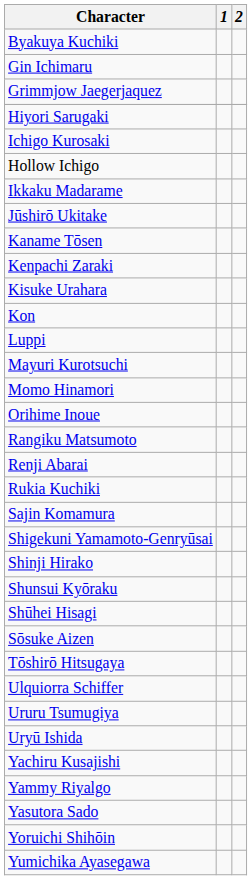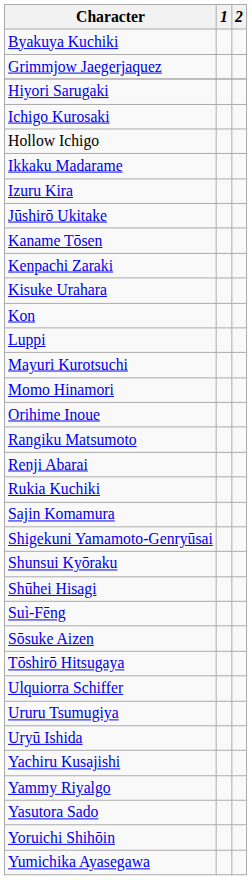- row: (50, 66)
+ row: (41, 191)
- row: (51, 564)
+ row: (37, 613)
